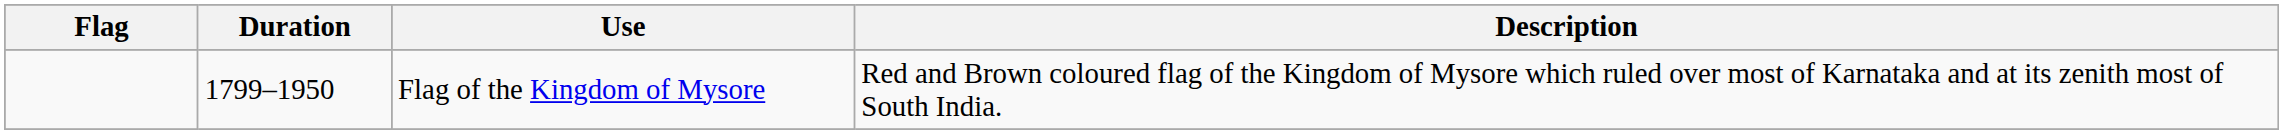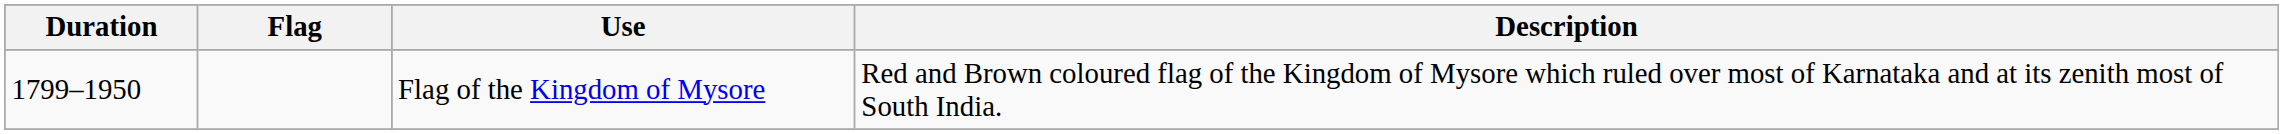columns swapped: (102, 27) <-> (295, 27)
